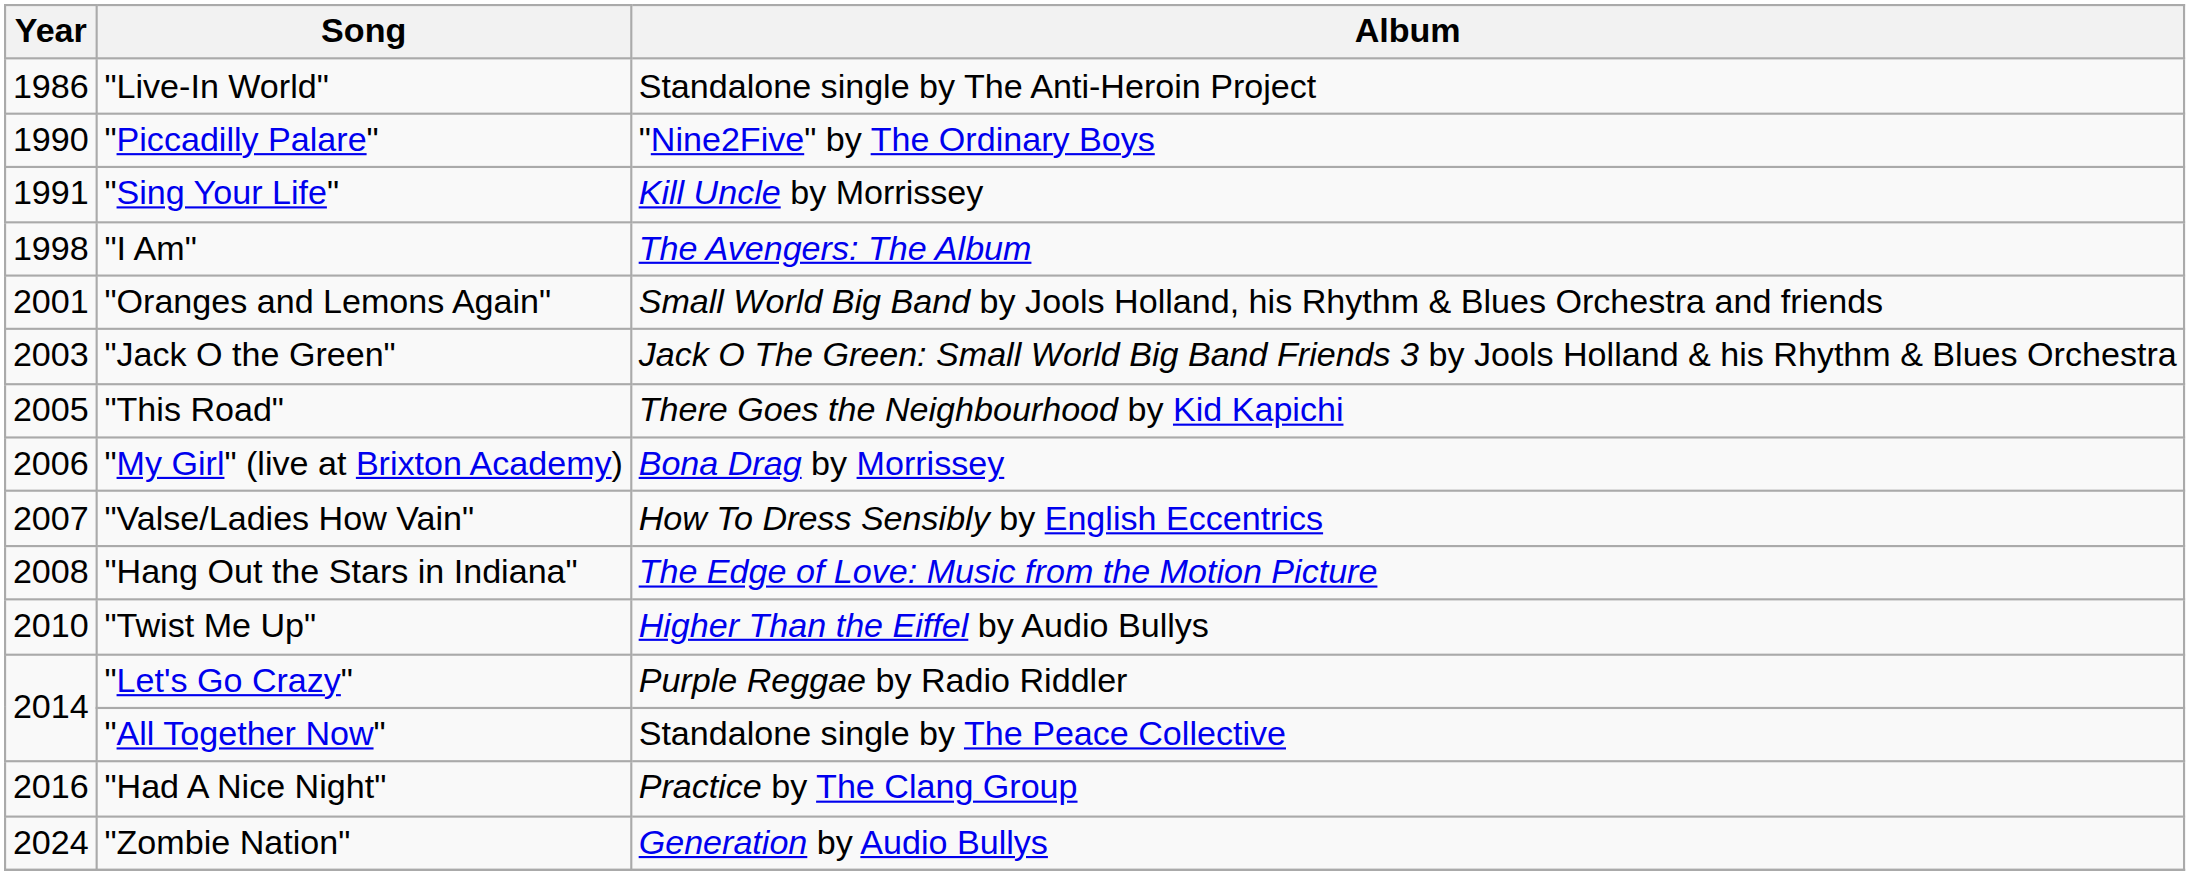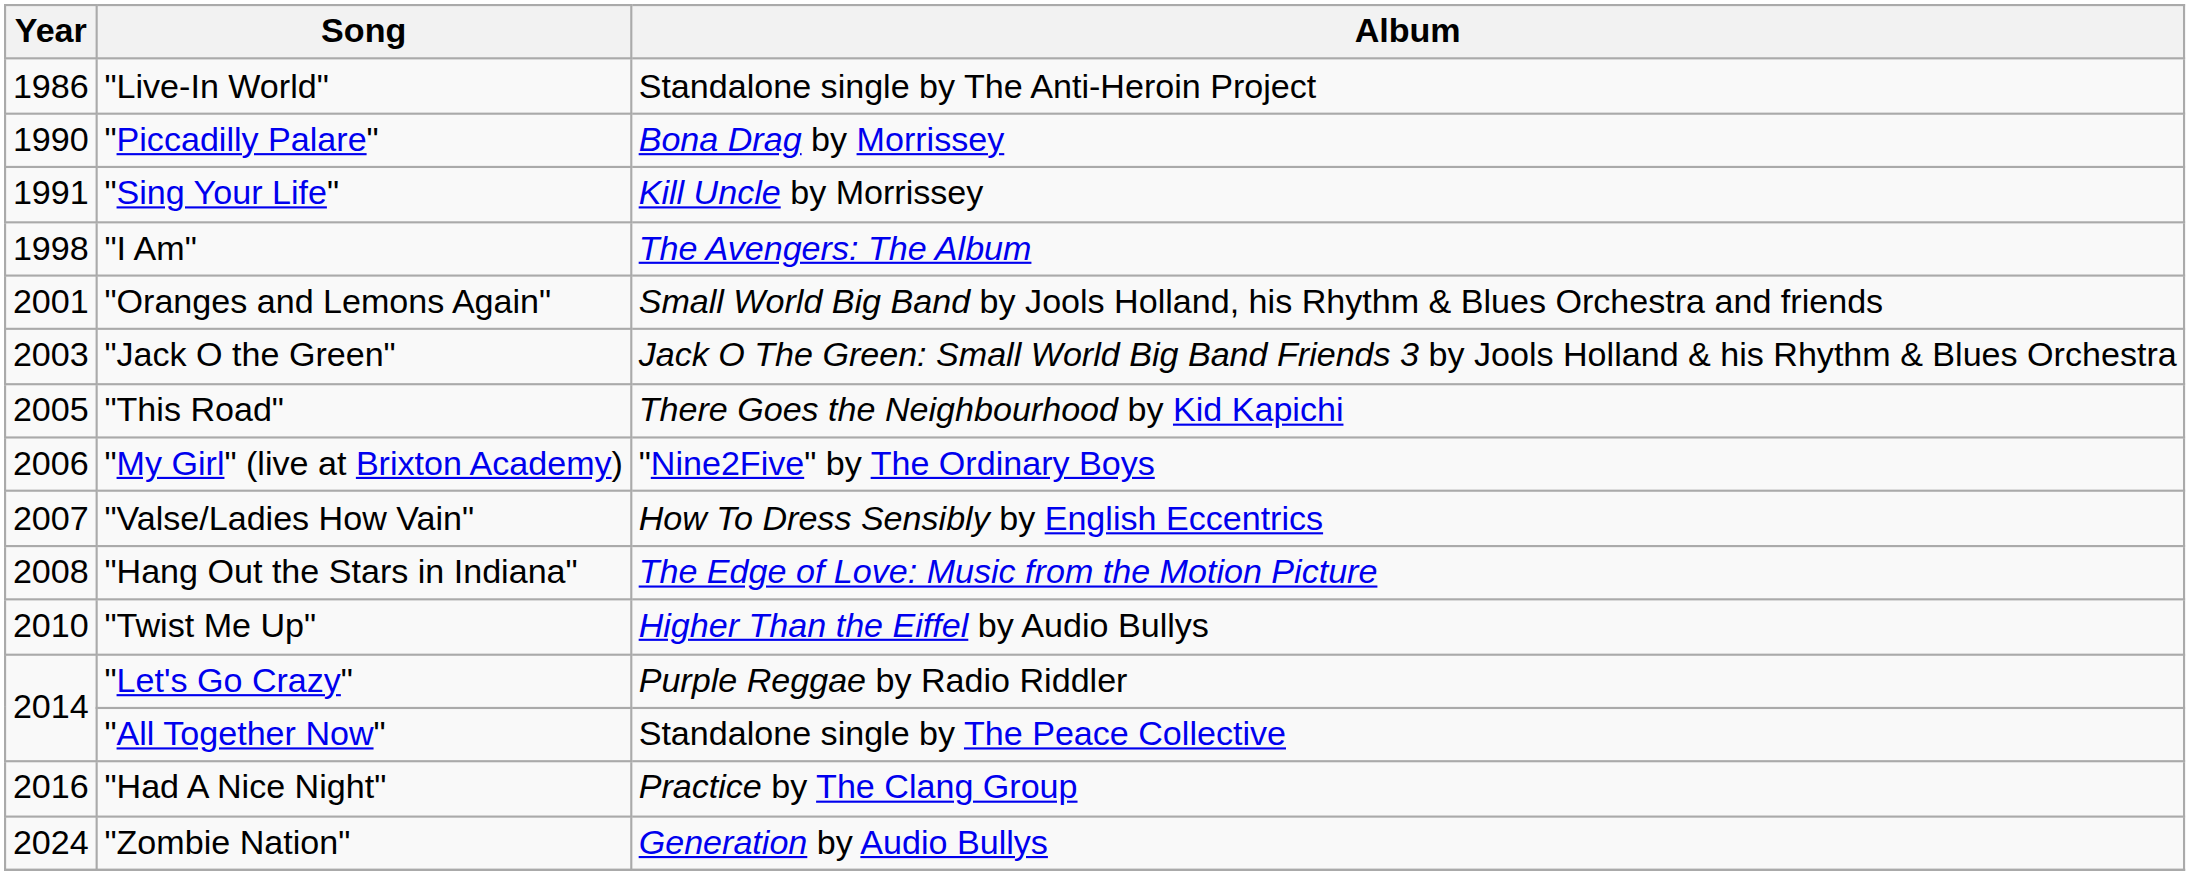(897, 139) "Nine2Five" by The Ordinary Boys -> (821, 139) Bona Drag by Morrissey
(821, 463) Bona Drag by Morrissey -> (897, 463) "Nine2Five" by The Ordinary Boys
